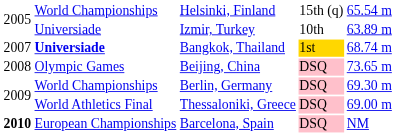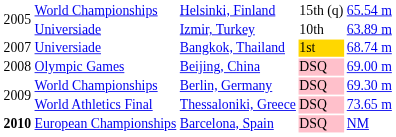(70, 48) bold -> (68, 48) normal
(369, 67) 73.65 m -> (369, 67) 69.00 m
(369, 104) 69.00 m -> (369, 104) 73.65 m
